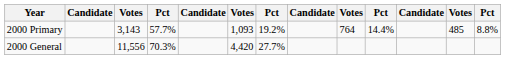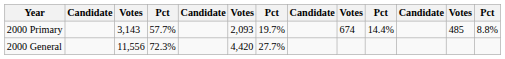(242, 29) 1,093 -> (242, 29) 2,093
(272, 29) 19.2% -> (272, 29) 19.7%
(347, 29) 764 -> (347, 29) 674
(163, 46) 70.3% -> (163, 46) 72.3%
